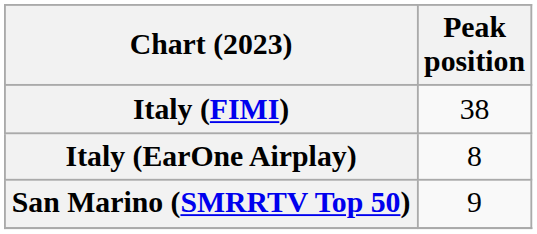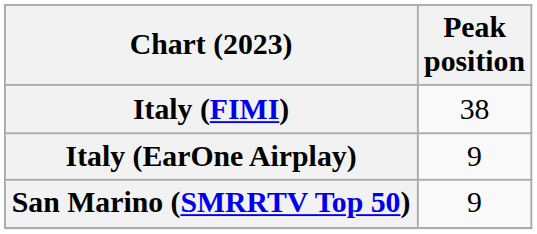(475, 155) 8 -> (475, 155) 9
